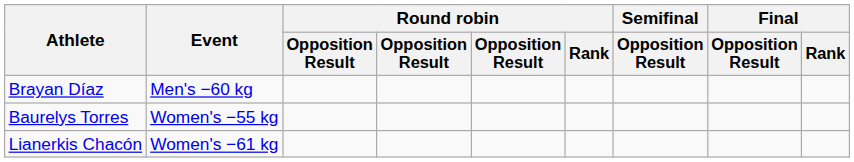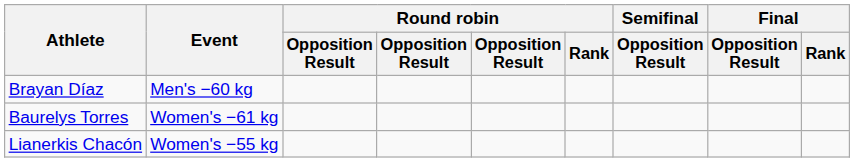(214, 117) Women's −55 kg -> (214, 117) Women's −61 kg
(214, 144) Women's −61 kg -> (214, 144) Women's −55 kg
